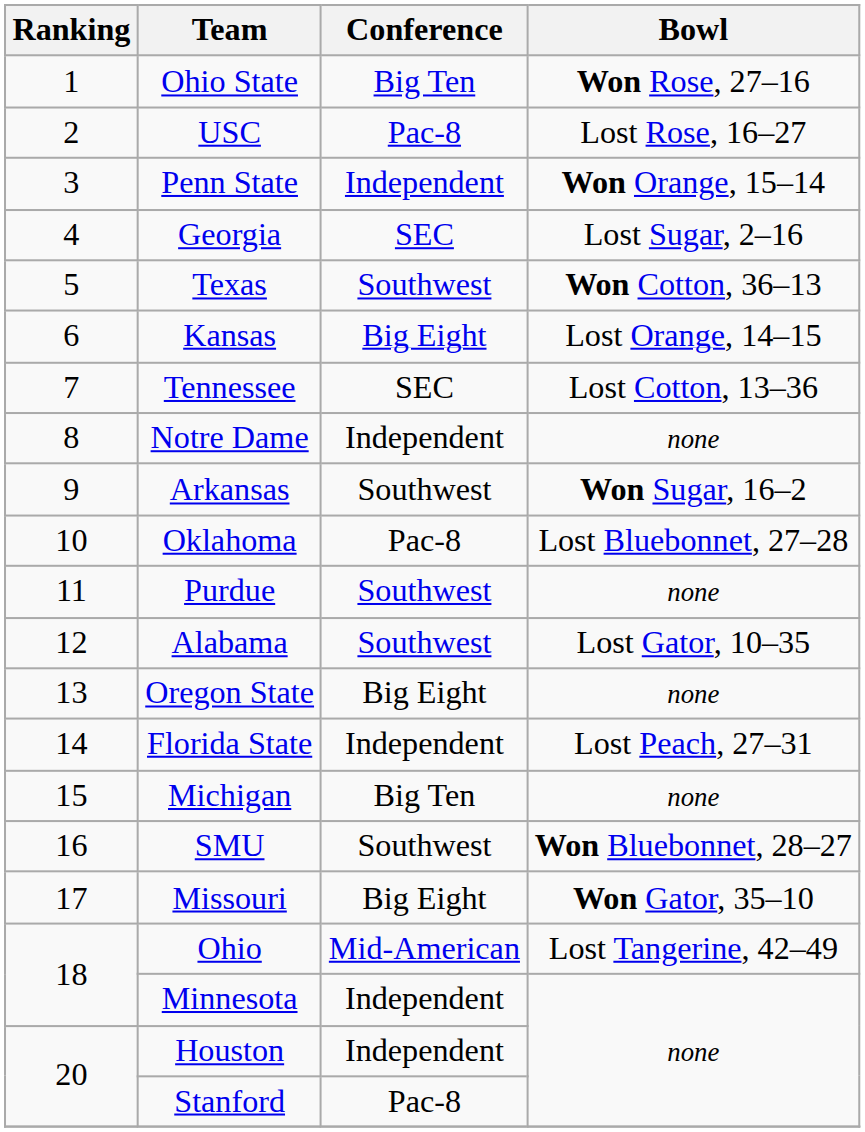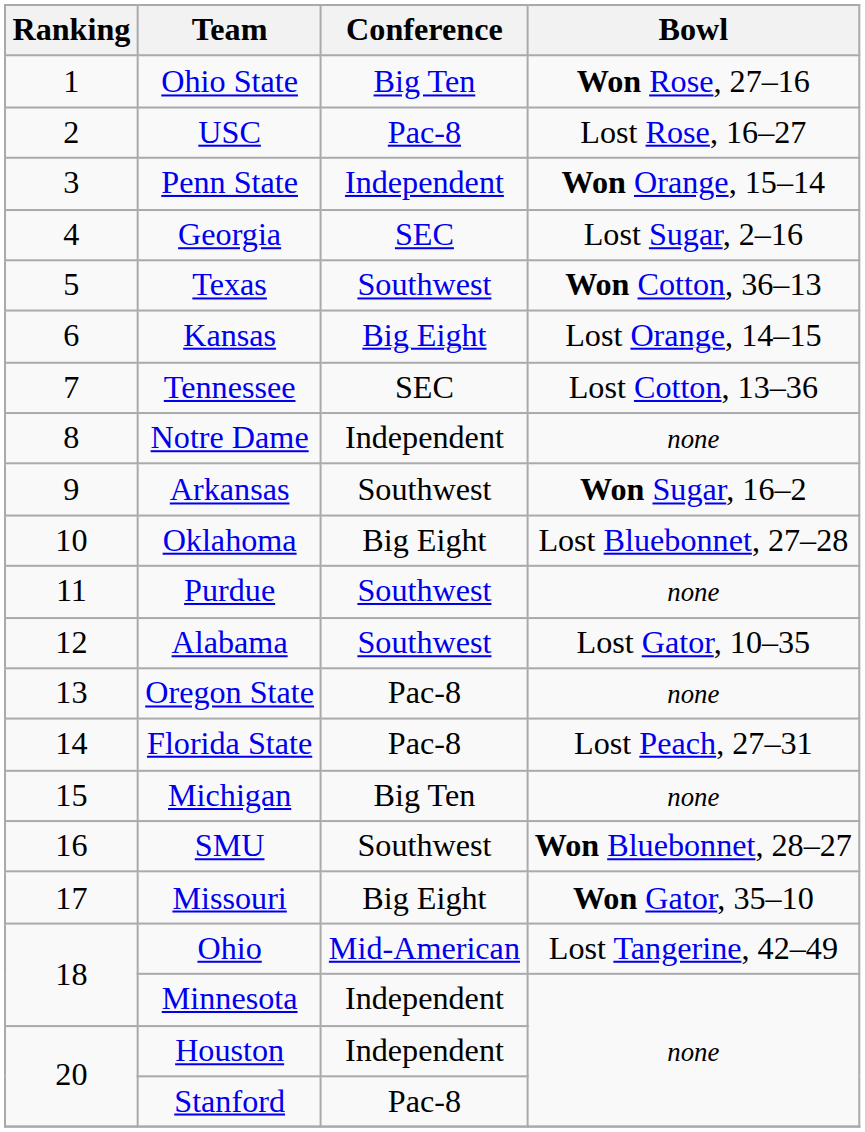(424, 540) Pac-8 -> (424, 540) Big Eight
(424, 693) Big Eight -> (424, 693) Pac-8
(424, 744) Independent -> (424, 744) Pac-8
